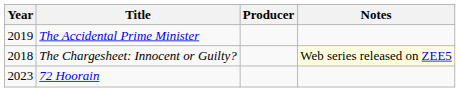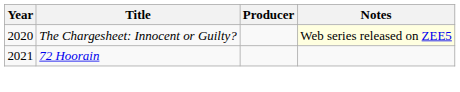- row: (119, 35)
(20, 55) 2018 -> (20, 35) 2020
(20, 76) 2023 -> (20, 55) 2021
